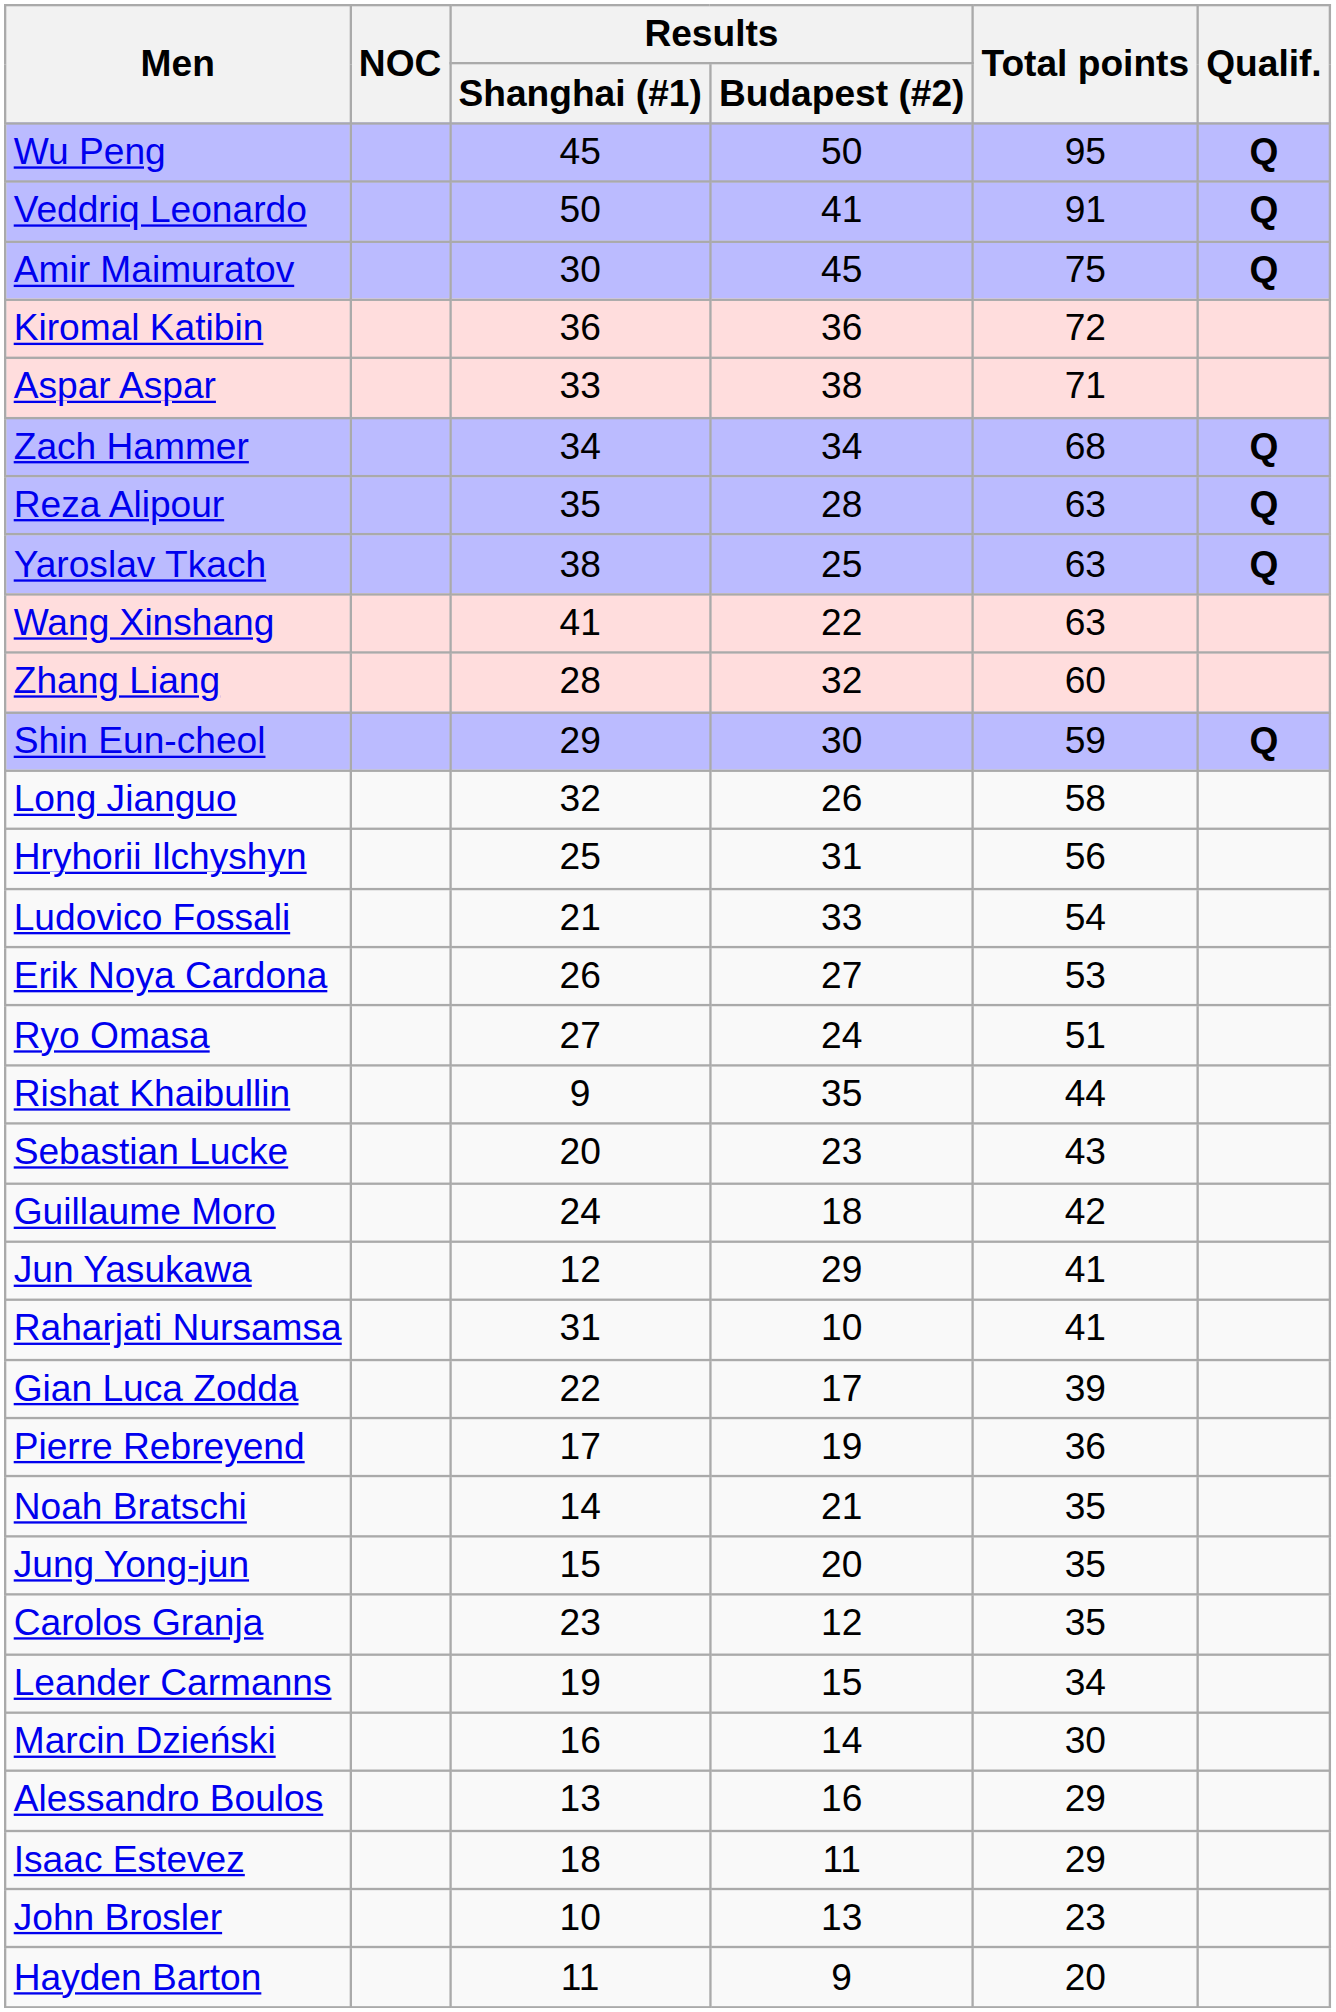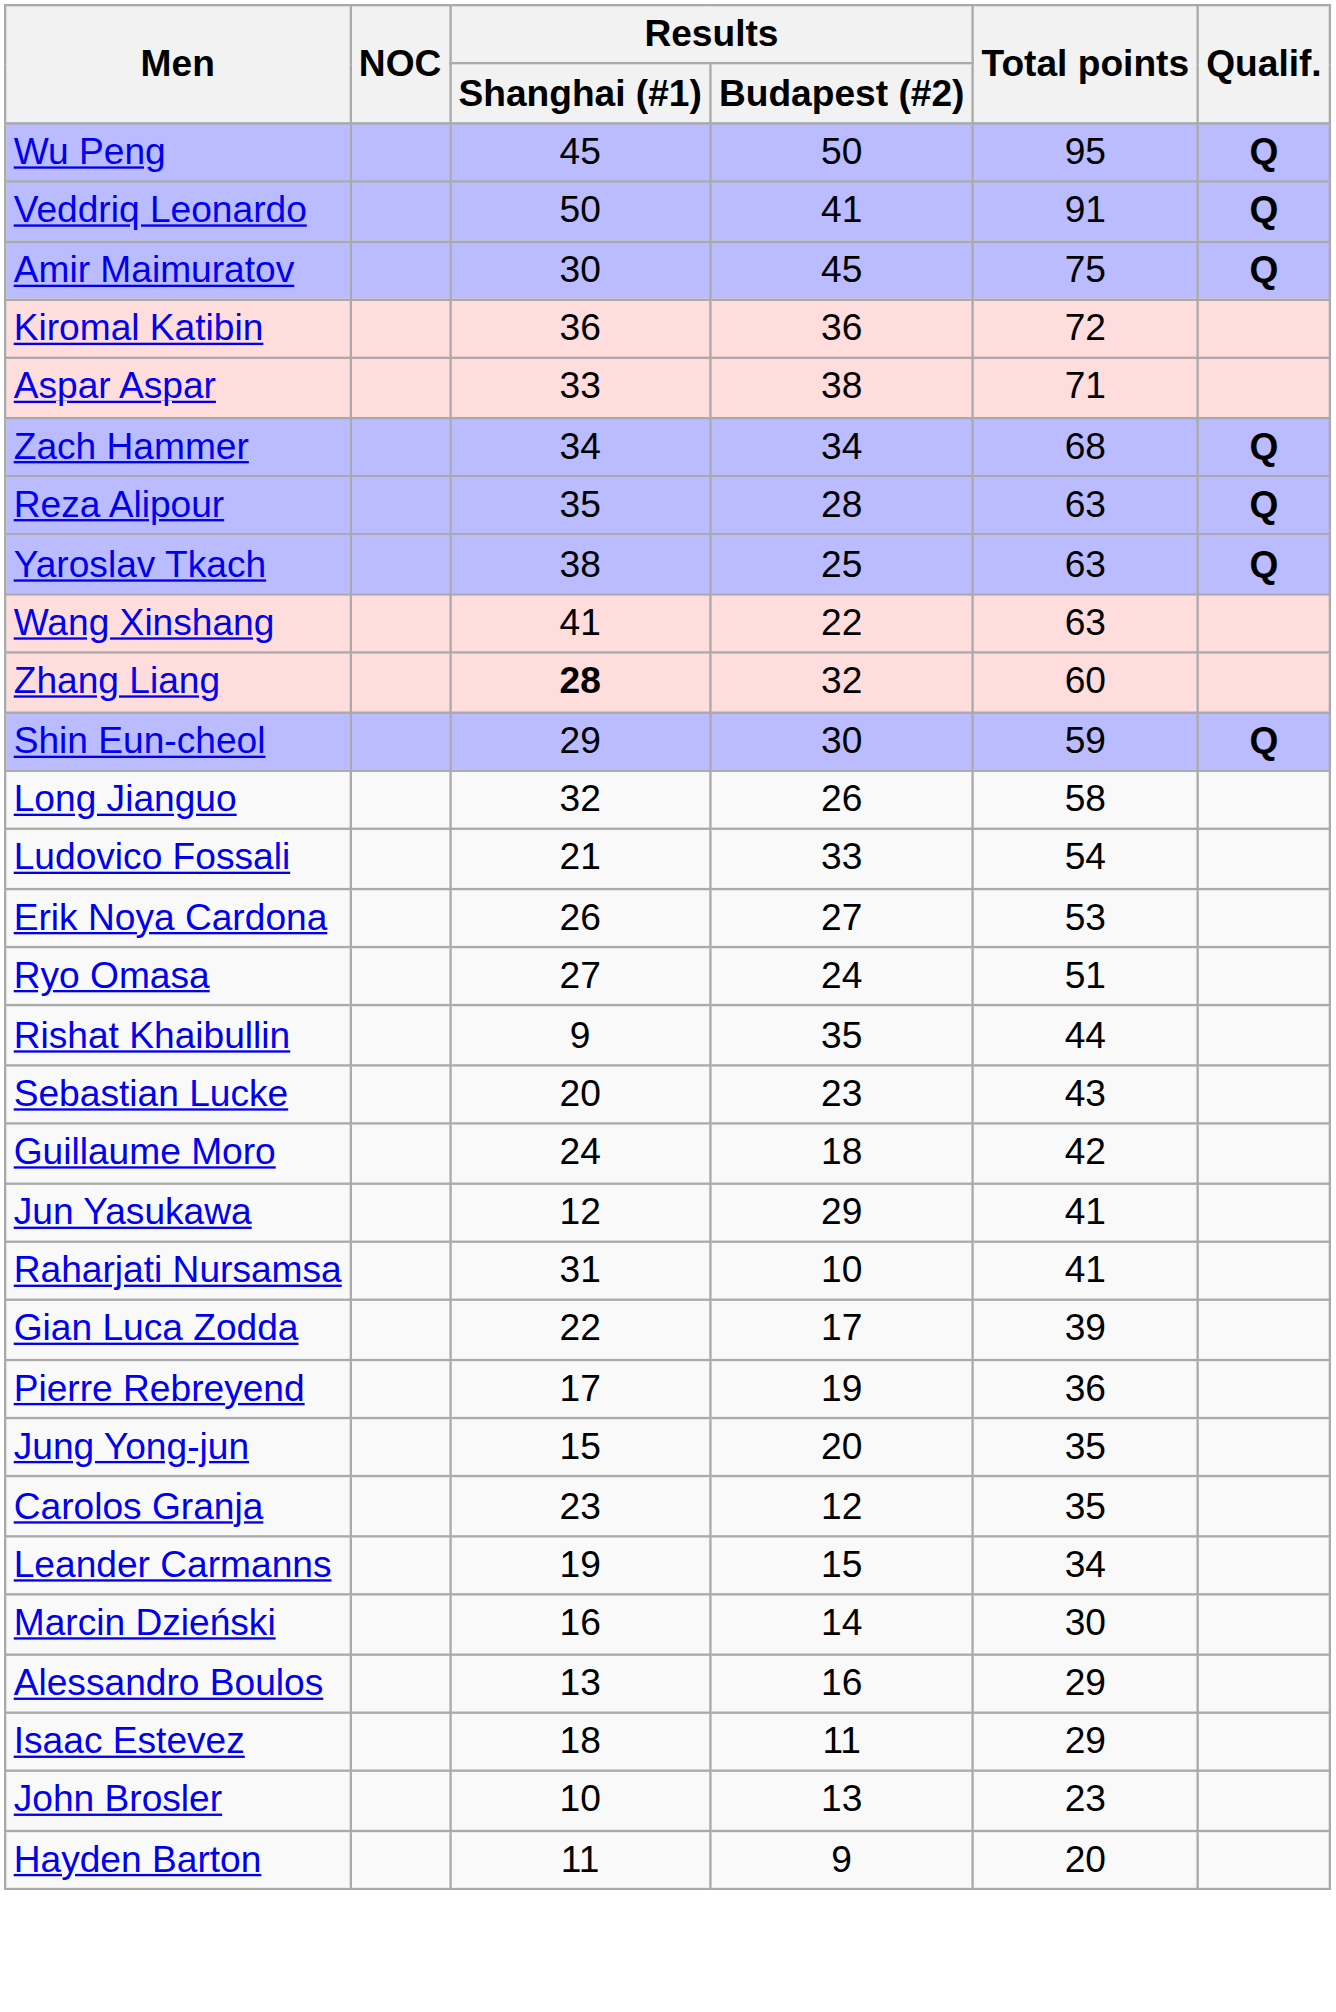(580, 681) normal -> (580, 681) bold
- row: (160, 858)
- row: (130, 1505)
